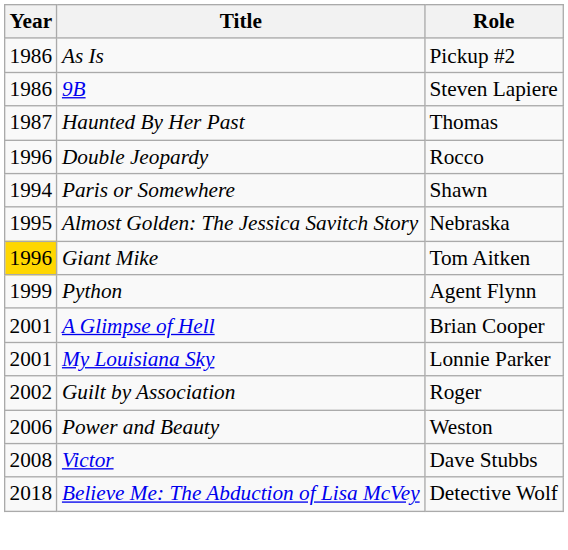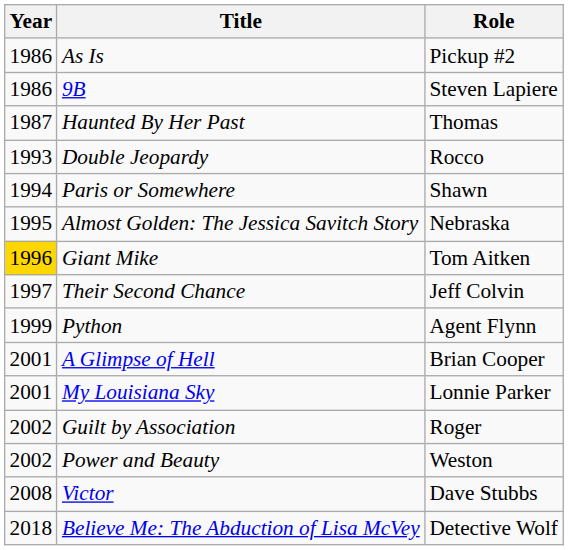(31, 156) 1996 -> (31, 156) 1993
+ row: (154, 291)
(31, 426) 2006 -> (31, 460) 2002
